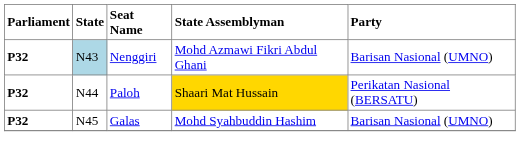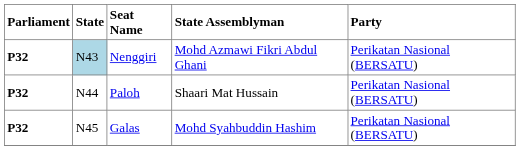(422, 57) Barisan Nasional (UMNO) -> (400, 57) Perikatan Nasional (BERSATU)
(226, 92) gold background -> (226, 92) no background
(422, 120) Barisan Nasional (UMNO) -> (400, 127) Perikatan Nasional (BERSATU)
